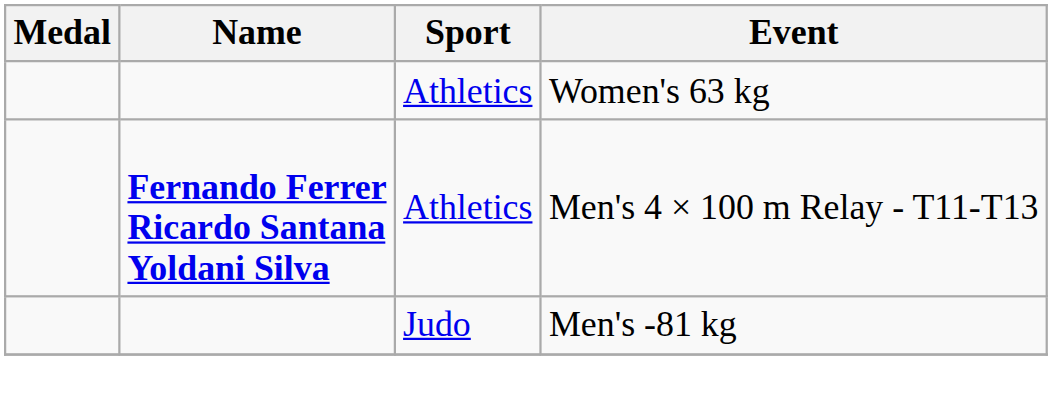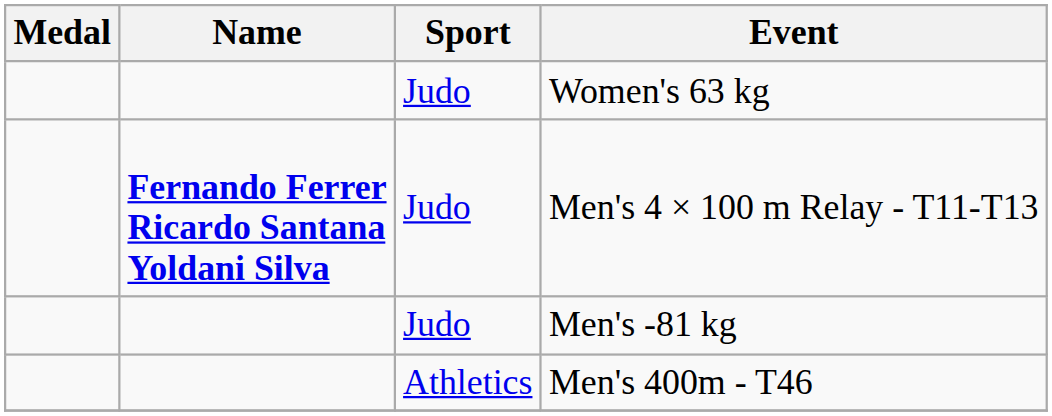(468, 89) Athletics -> (437, 89) Judo
(468, 207) Athletics -> (437, 207) Judo
+ row: (681, 381)
